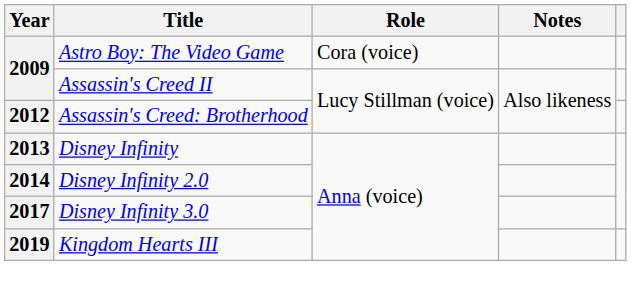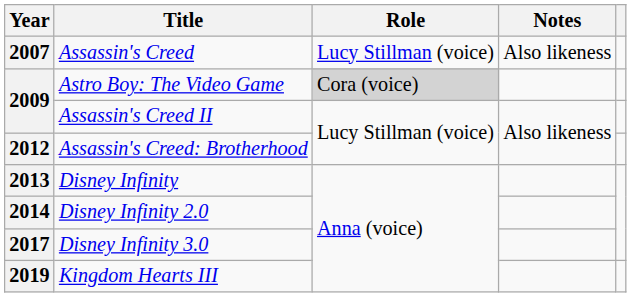+ row: (126, 52)
(368, 52) no background -> (368, 84) lightgrey background
